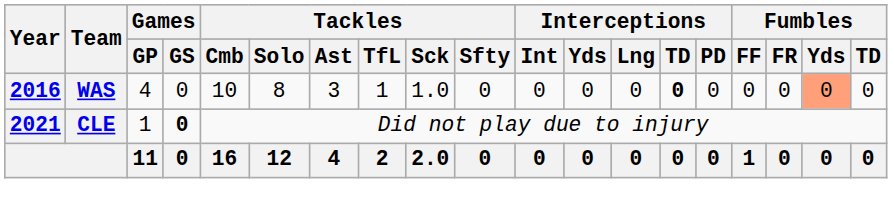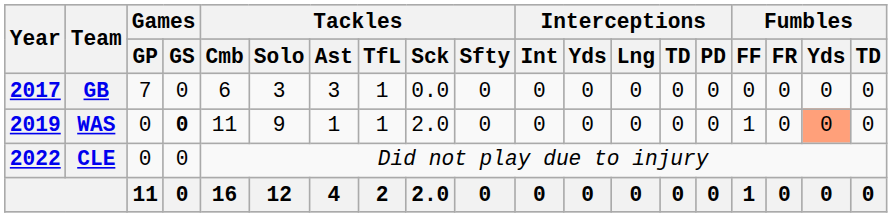+ row: (96, 91)
(35, 91) 2016 -> (35, 126) 2019
(145, 91) 4 -> (145, 126) 0
(182, 91) normal -> (182, 126) bold
(225, 91) 10 -> (225, 126) 11
(279, 91) 8 -> (279, 126) 9
(334, 91) 3 -> (334, 126) 1
(430, 91) 1.0 -> (430, 126) 2.0
(678, 91) bold -> (678, 126) normal
(749, 91) 0 -> (749, 126) 1
(35, 126) 2021 -> (35, 160) 2022
(145, 126) 1 -> (145, 160) 0
(182, 126) bold -> (182, 160) normal
